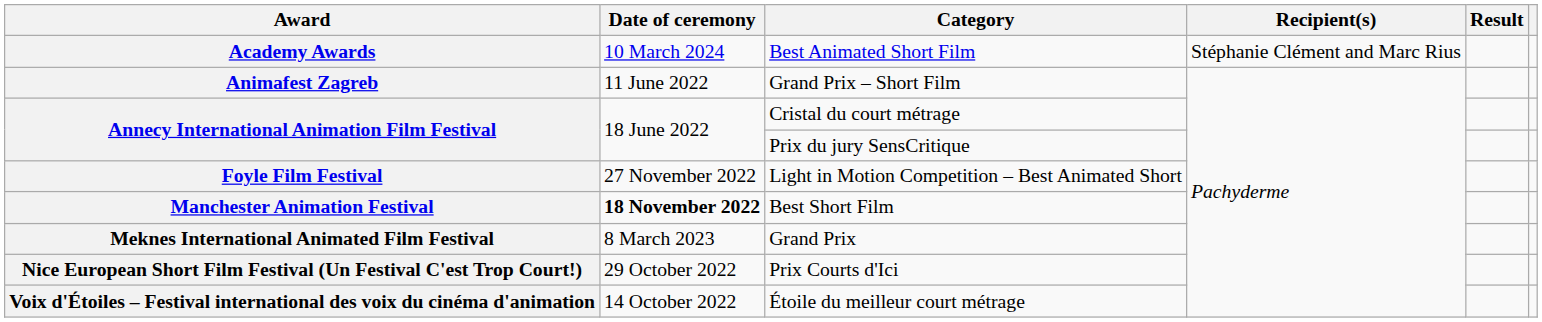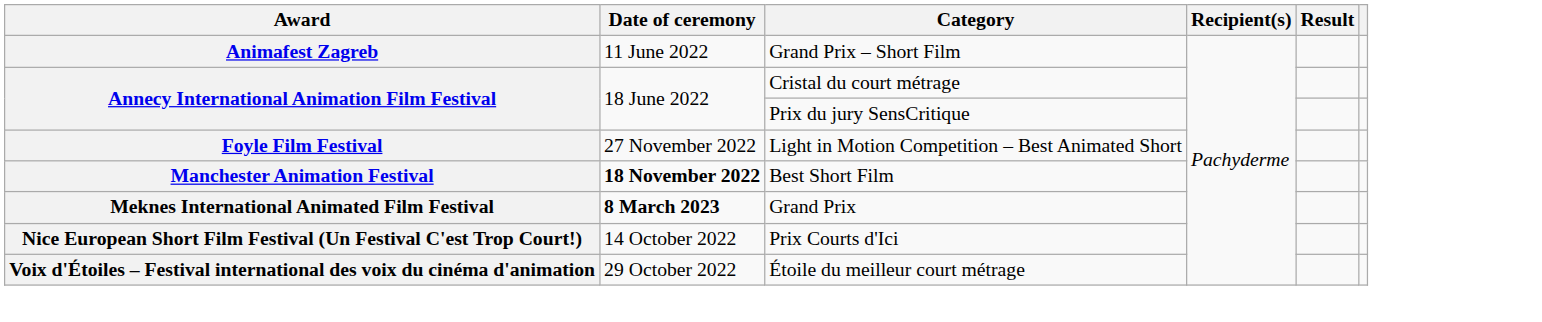- row: (872, 51)
(659, 238) normal -> (662, 207) bold
(670, 269) 29 October 2022 -> (670, 238) 14 October 2022
(670, 301) 14 October 2022 -> (670, 269) 29 October 2022
